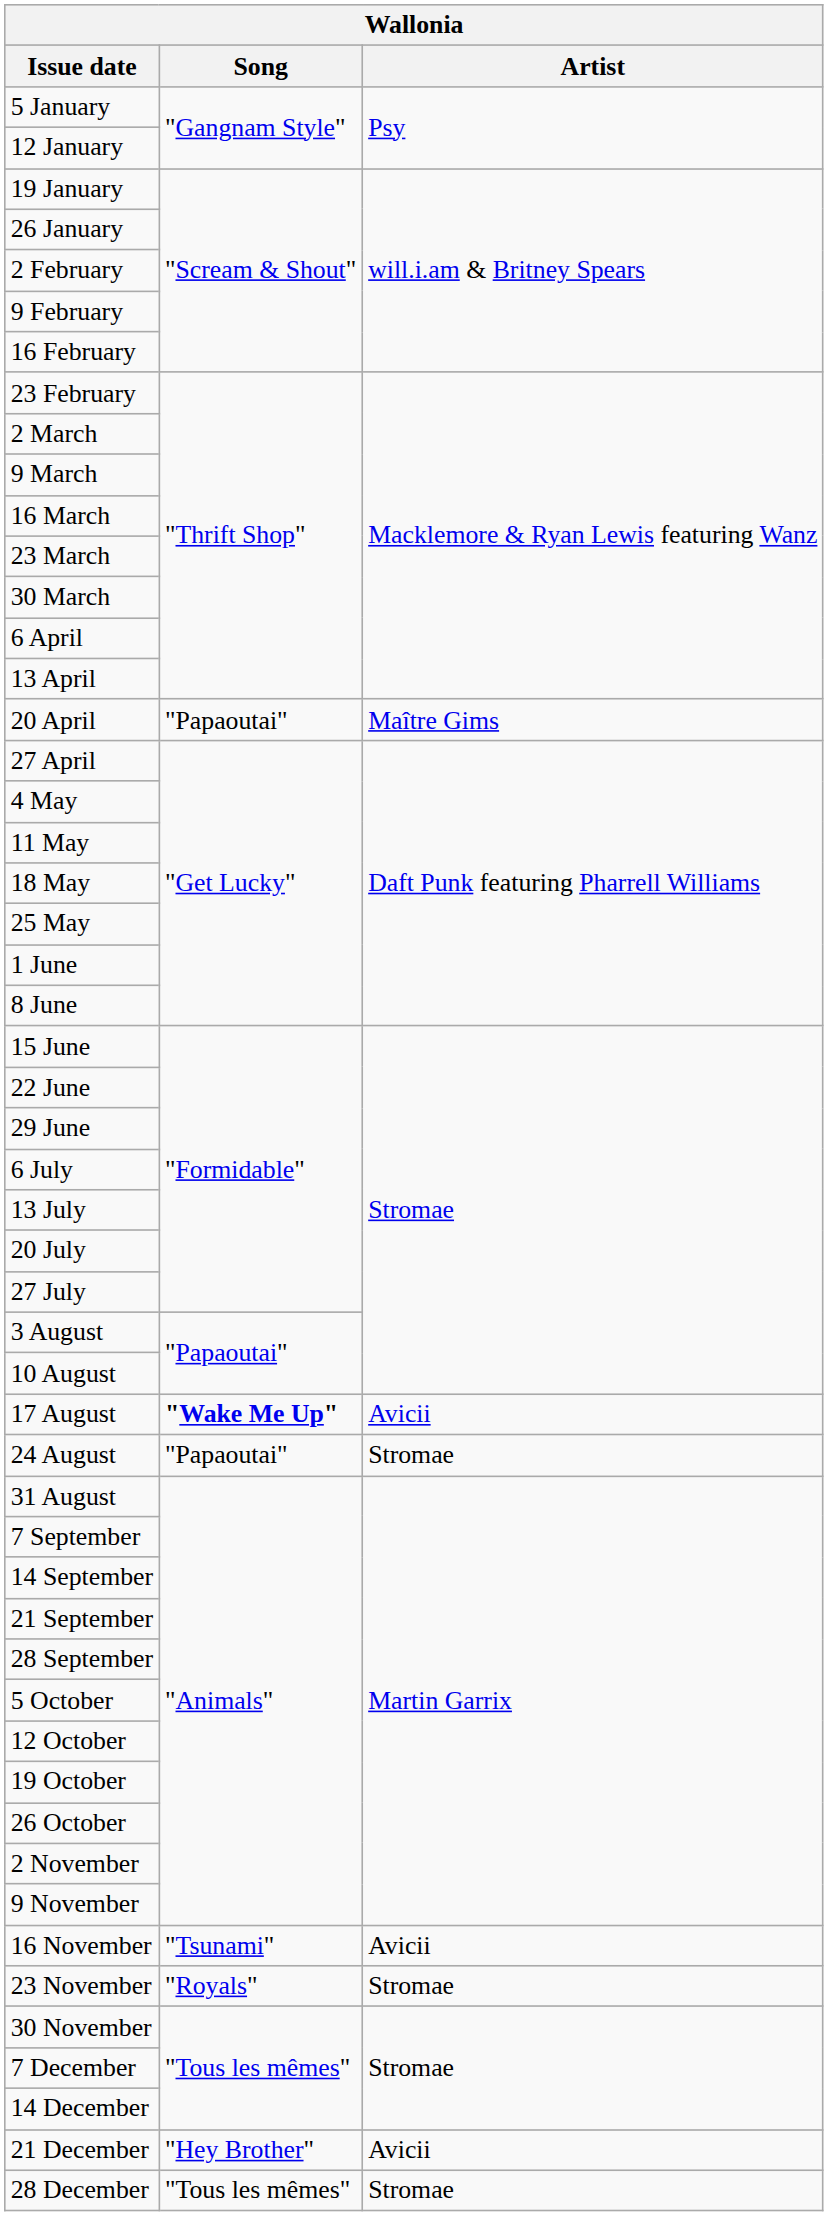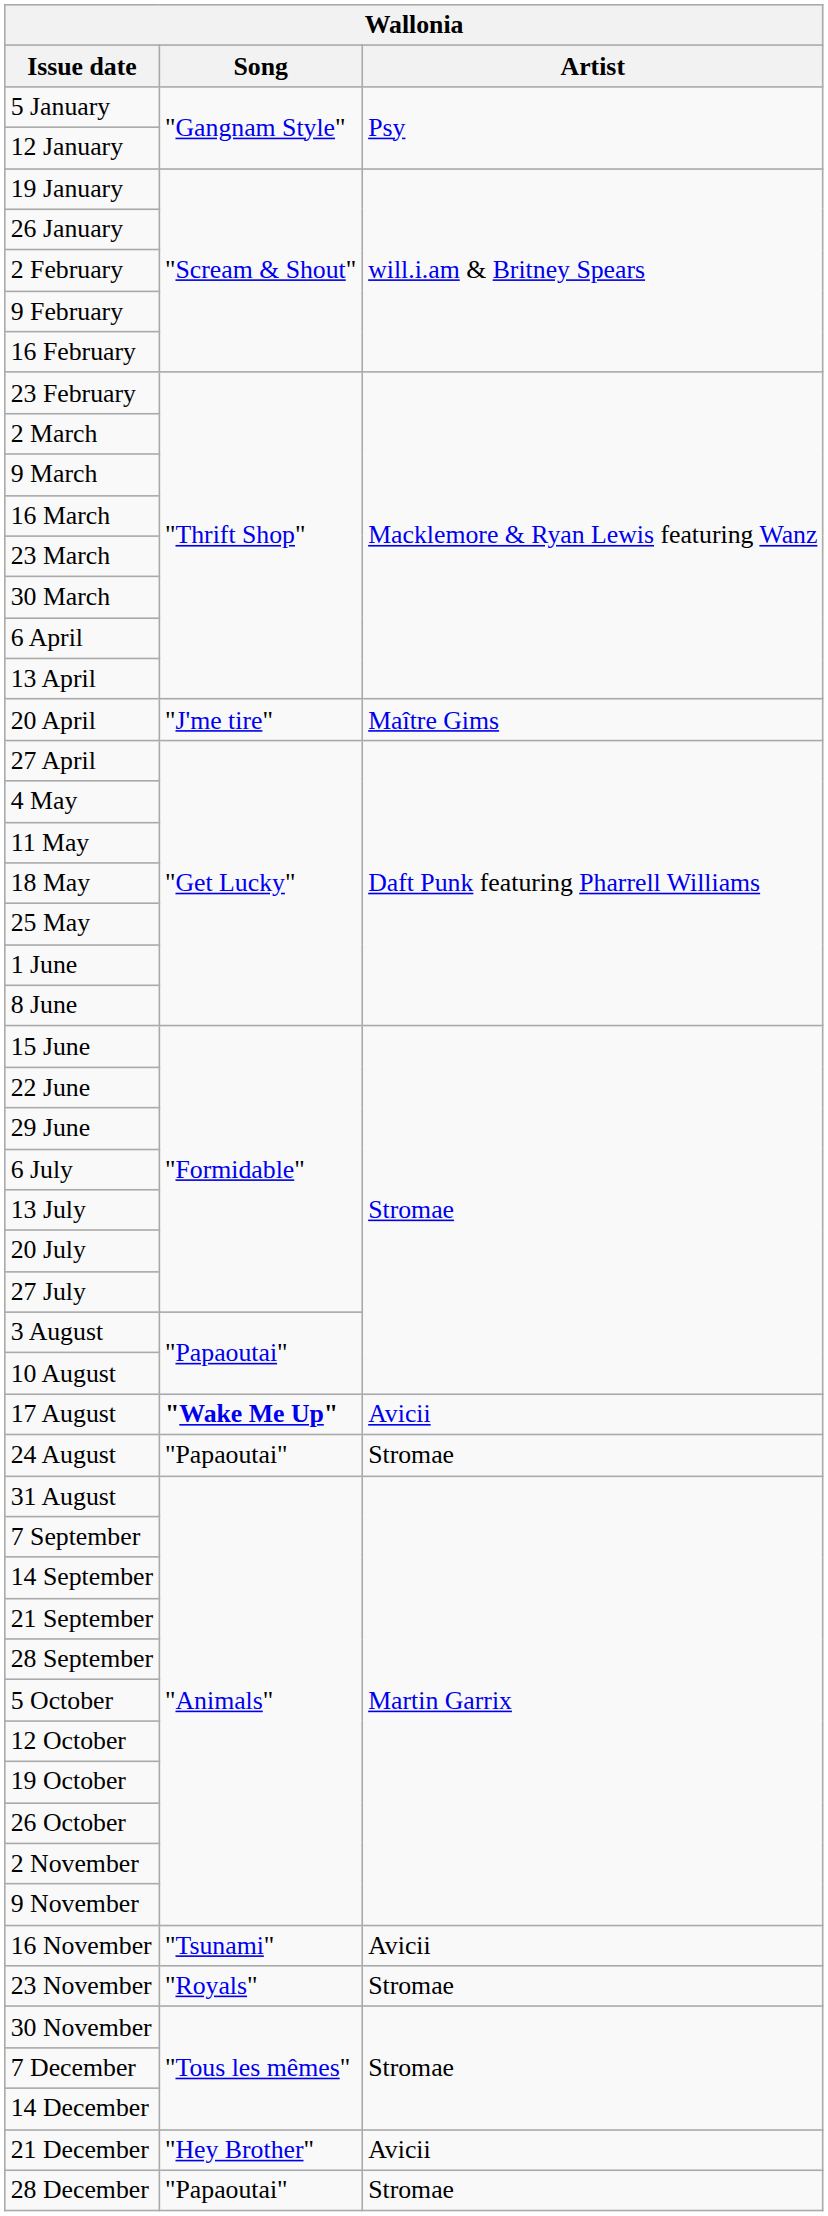(226, 719) "Papaoutai" -> (219, 719) "J'me tire"
(258, 2190) "Tous les mêmes" -> (226, 2190) "Papaoutai"
